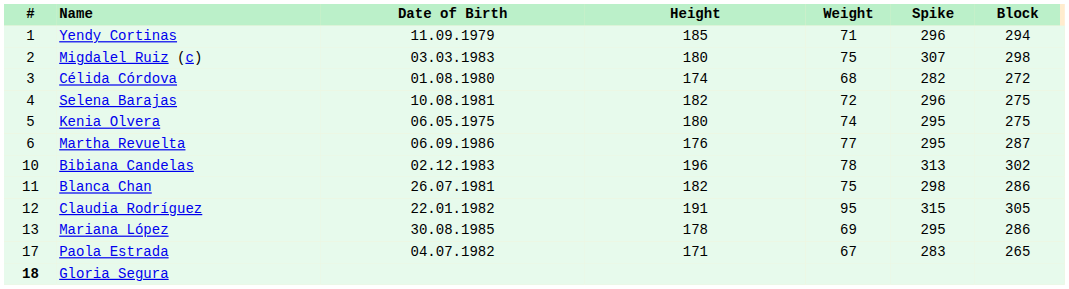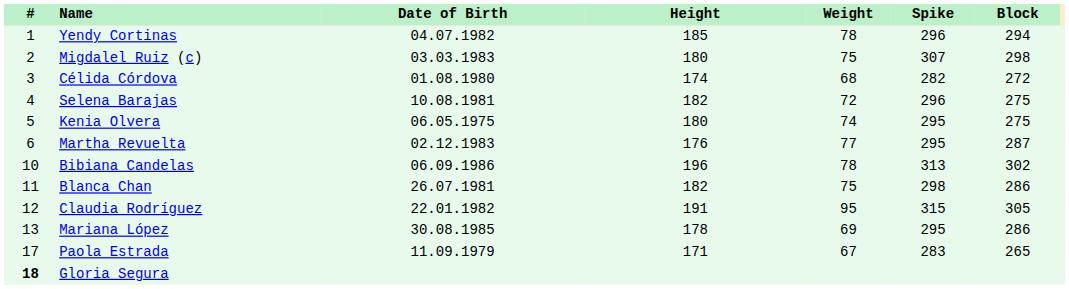(453, 36) 11.09.1979 -> (453, 36) 04.07.1982
(848, 36) 71 -> (848, 36) 78
(453, 144) 06.09.1986 -> (453, 144) 02.12.1983
(453, 166) 02.12.1983 -> (453, 166) 06.09.1986
(453, 252) 04.07.1982 -> (453, 252) 11.09.1979
